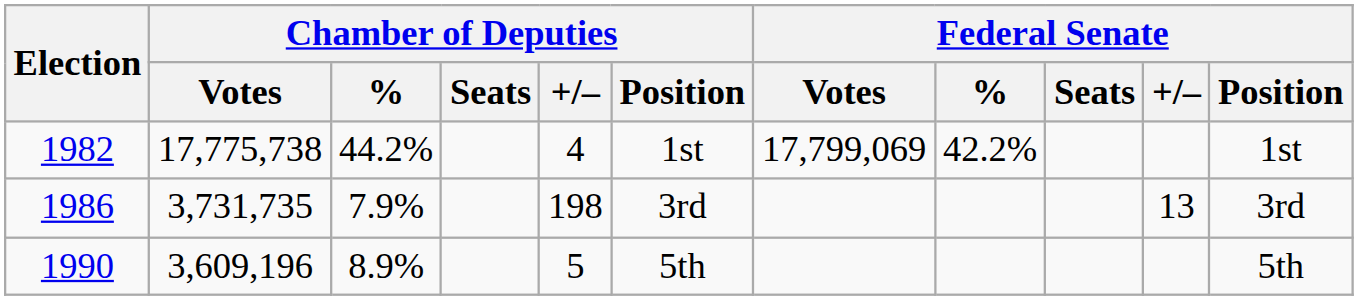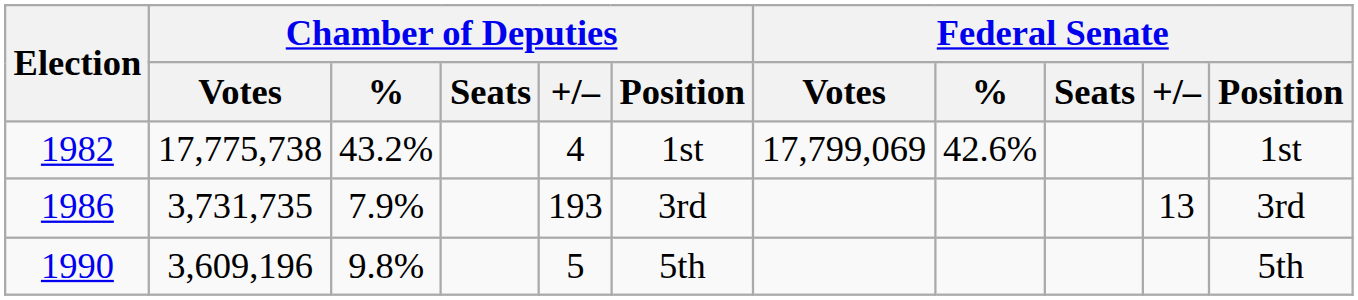(386, 149) 44.2% -> (386, 149) 43.2%
(990, 149) 42.2% -> (990, 149) 42.6%
(575, 206) 198 -> (575, 206) 193
(386, 264) 8.9% -> (386, 264) 9.8%
